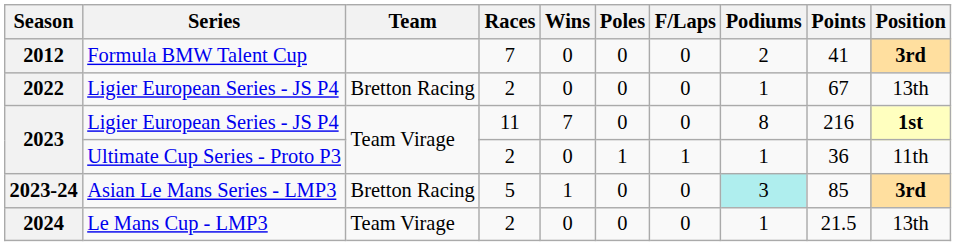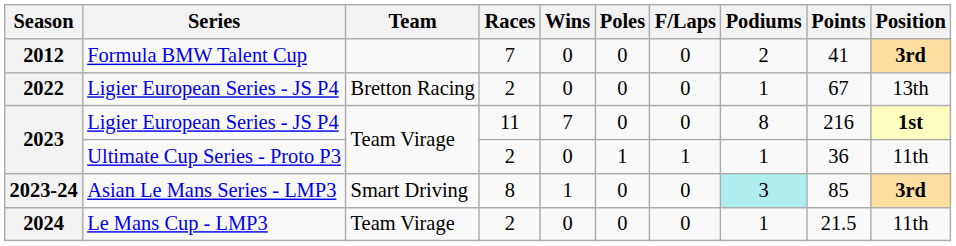(413, 190) Bretton Racing -> (409, 190) Smart Driving
(510, 190) 5 -> (510, 190) 8
(911, 224) 13th -> (911, 224) 11th
